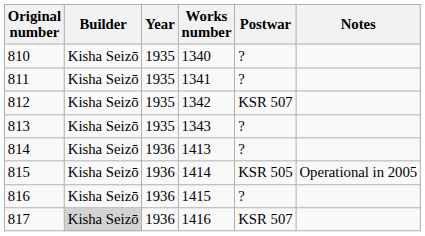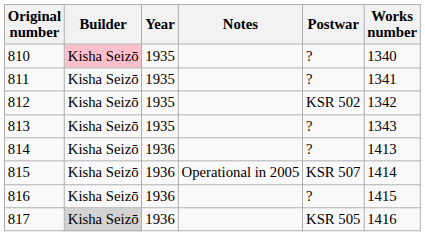columns swapped: (206, 24) <-> (358, 24)
(103, 56) no background -> (103, 56) pink background
(265, 102) KSR 507 -> (333, 102) KSR 502
(265, 172) KSR 505 -> (333, 172) KSR 507
(265, 219) KSR 507 -> (333, 219) KSR 505
